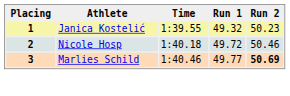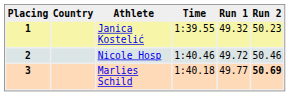+ column: (73, 13)
(181, 44) 1:40.18 -> (194, 55) 1:40.46
(181, 60) 1:40.46 -> (194, 71) 1:40.18
